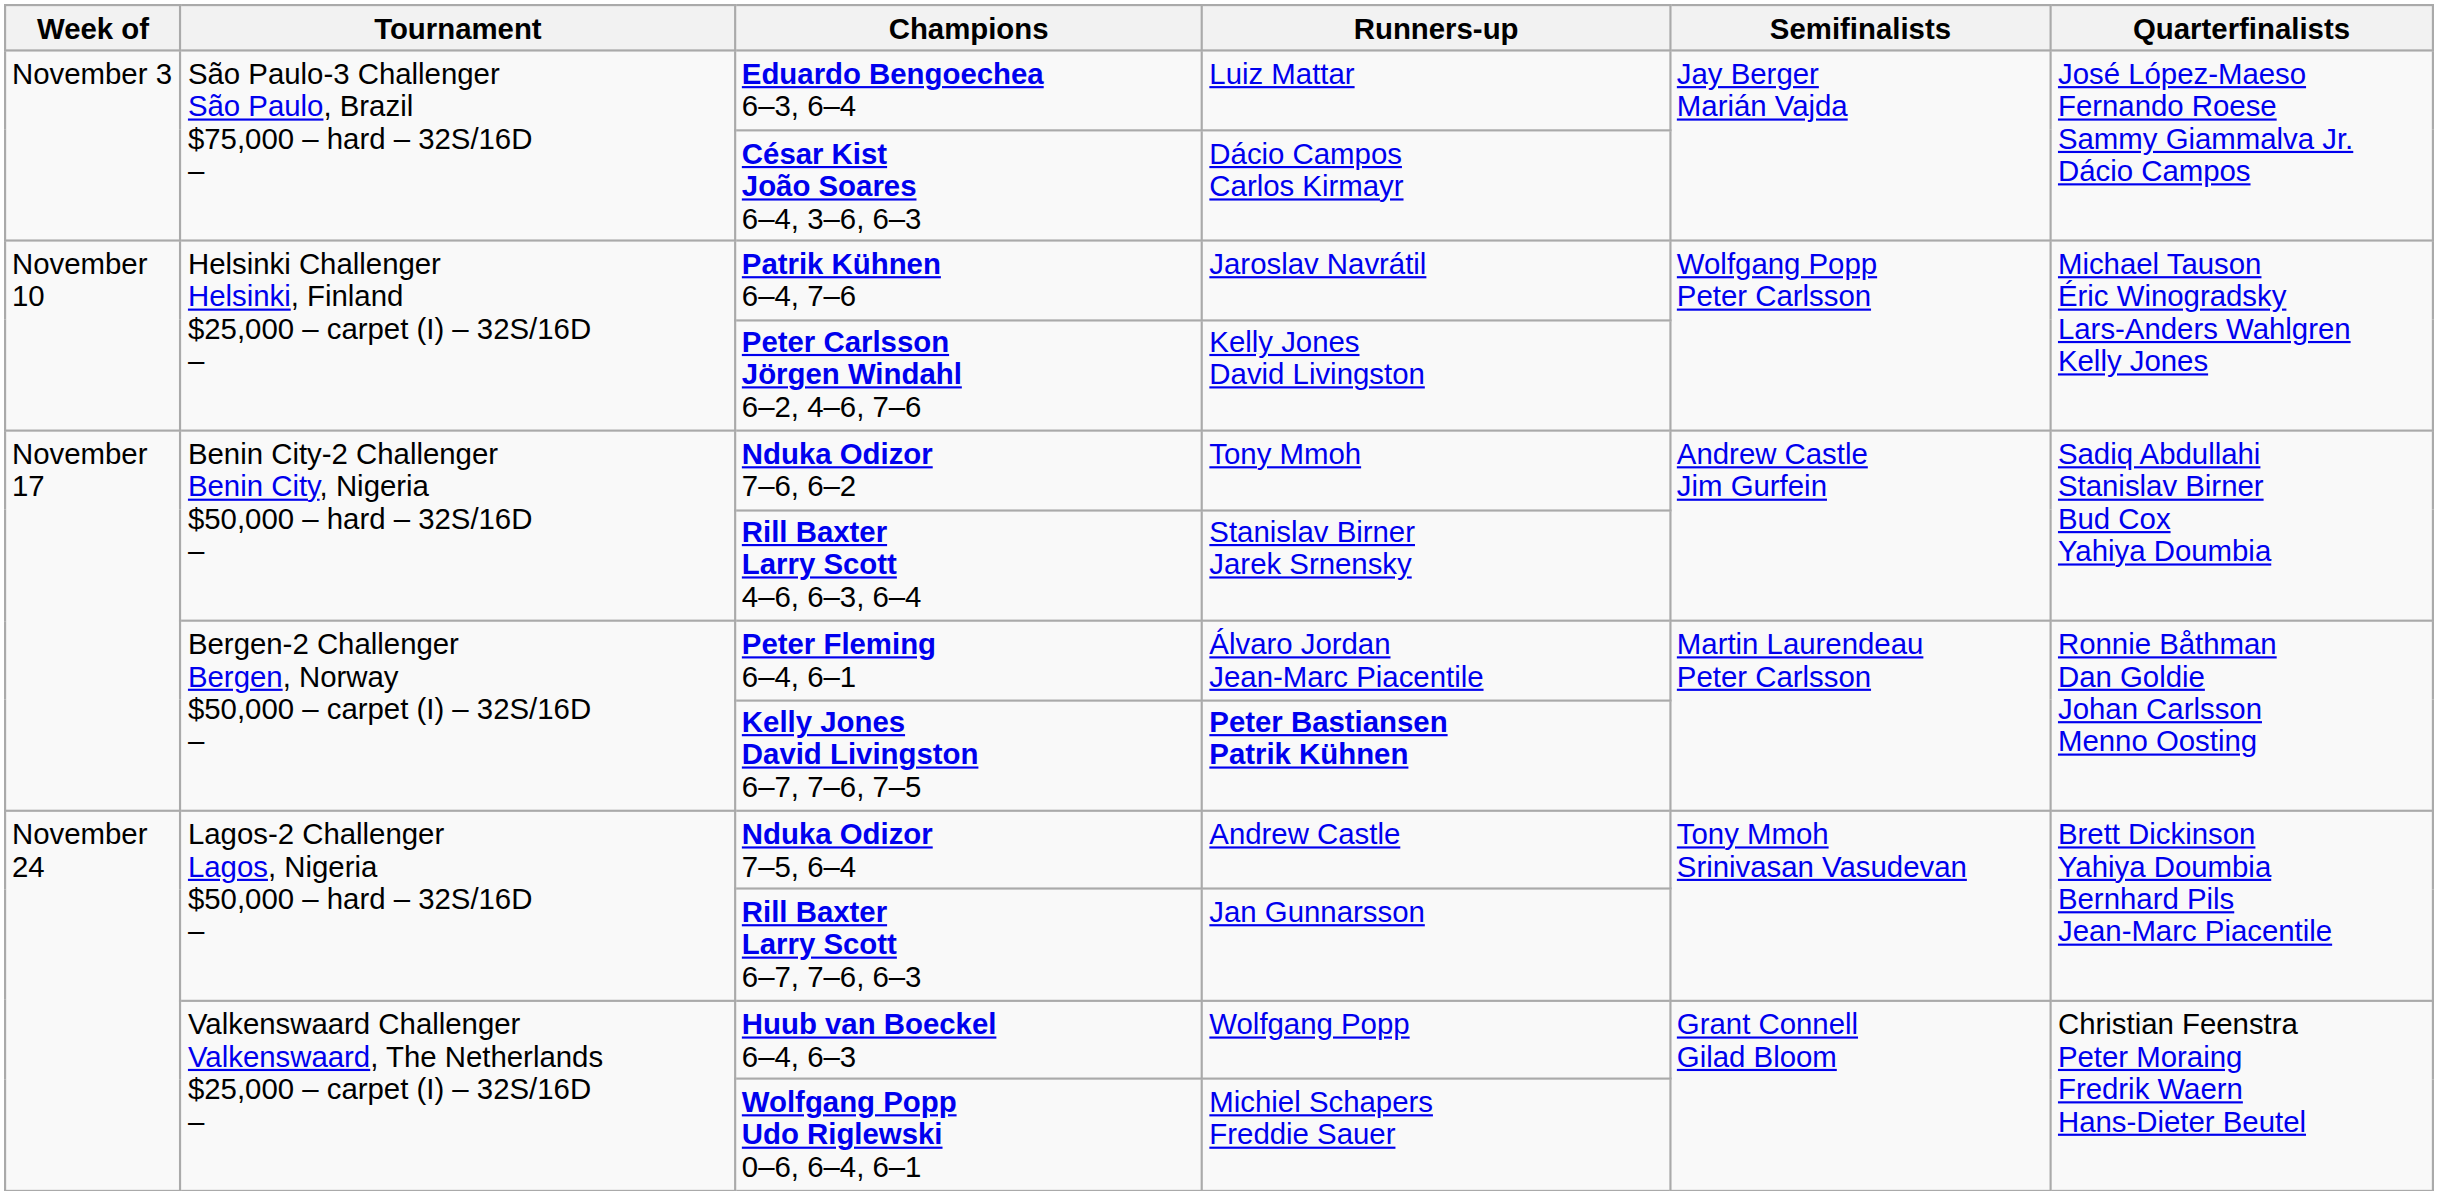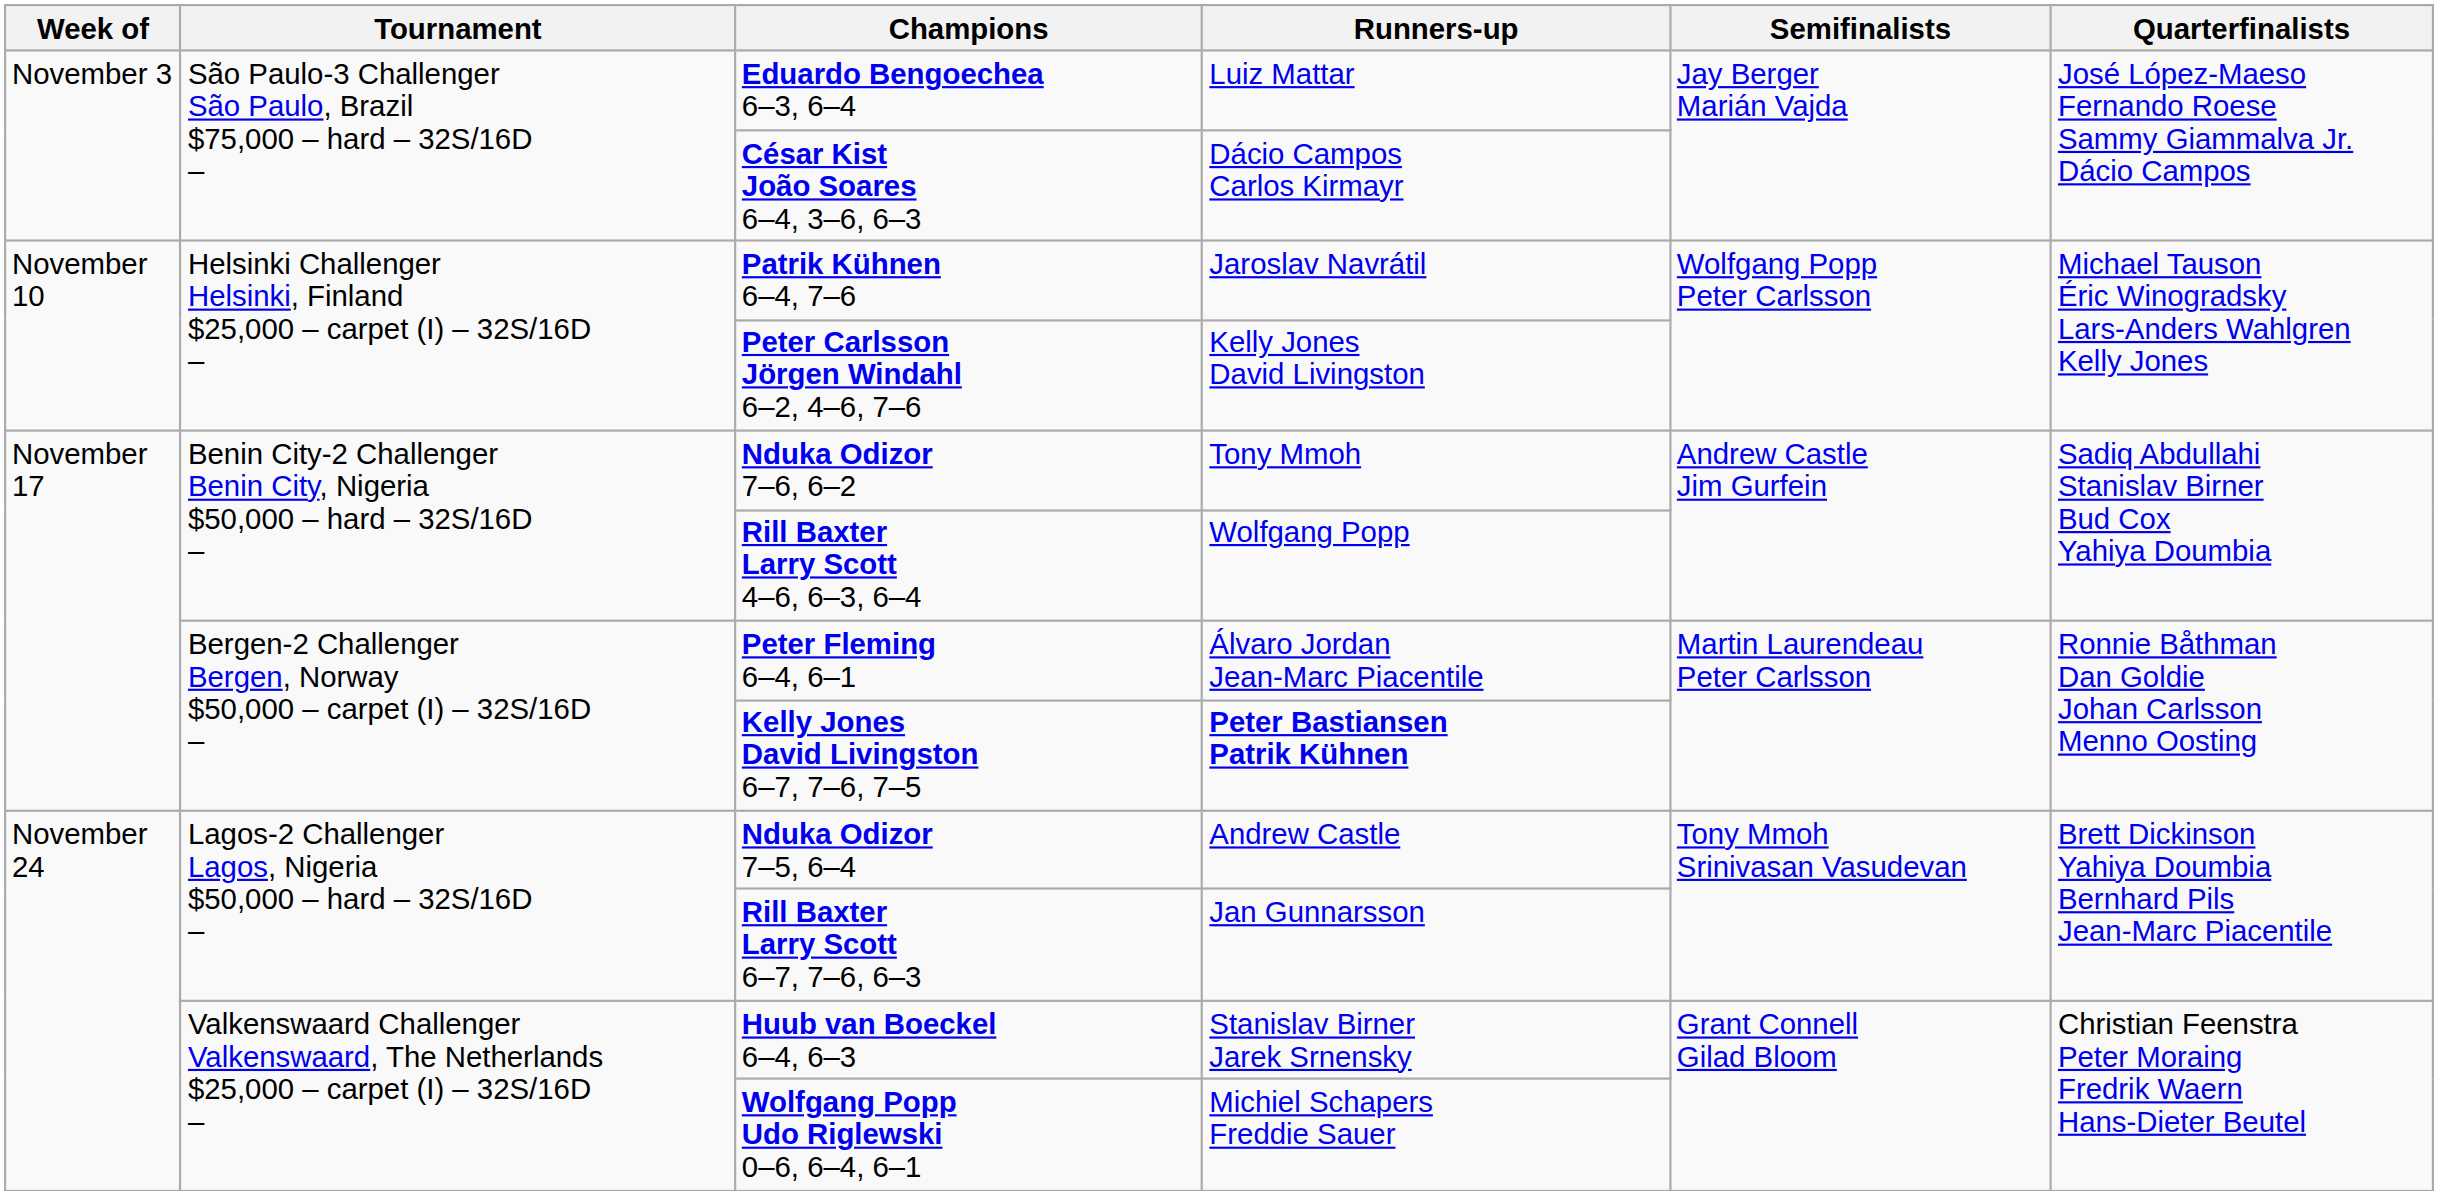(1312, 549) Stanislav Birner Jarek Srnensky -> (1309, 532) Wolfgang Popp
(1309, 1023) Wolfgang Popp -> (1312, 1039) Stanislav Birner Jarek Srnensky
